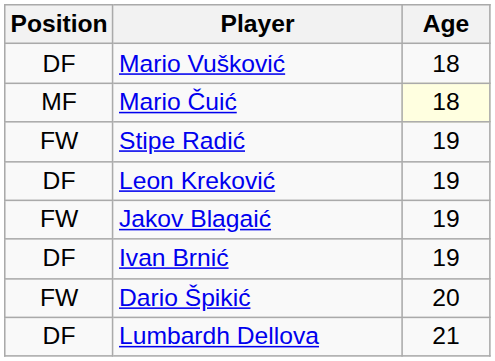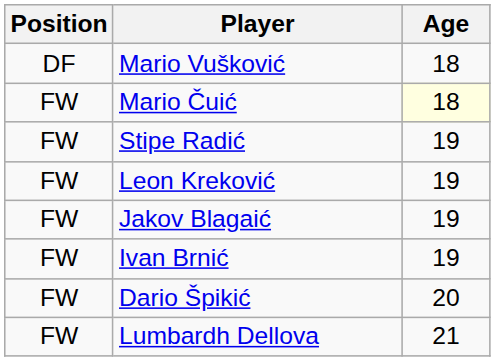(59, 102) MF -> (59, 102) FW
(59, 180) DF -> (59, 180) FW
(59, 258) DF -> (59, 258) FW
(59, 336) DF -> (59, 336) FW
